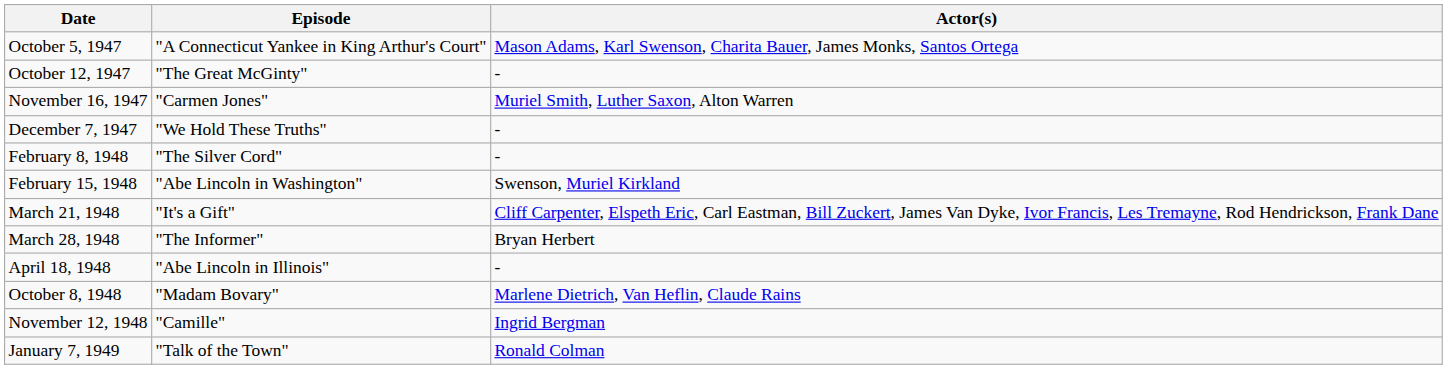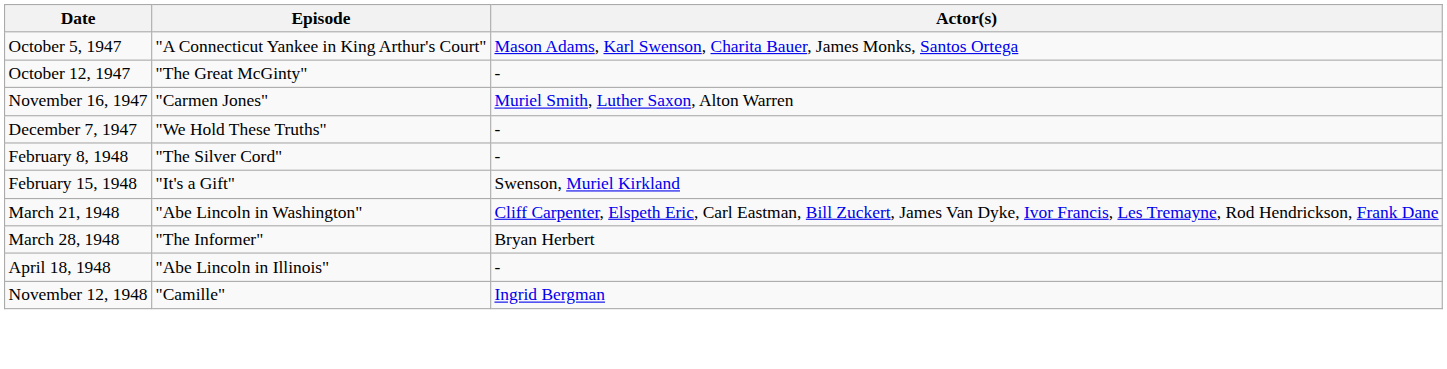(259, 184) "Abe Lincoln in Washington" -> (195, 184) "It's a Gift"
(195, 211) "It's a Gift" -> (259, 211) "Abe Lincoln in Washington"
- row: (65, 294)
- row: (64, 350)
